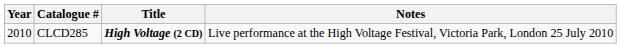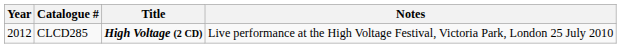(19, 33) 2010 -> (19, 33) 2012
